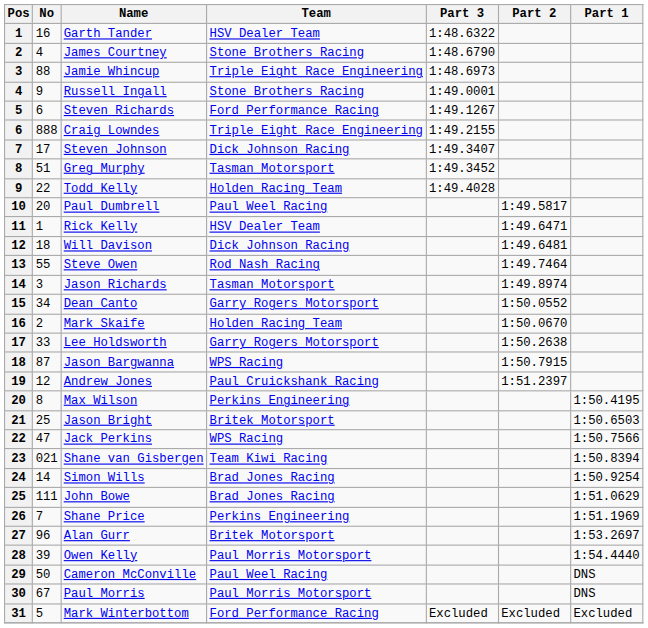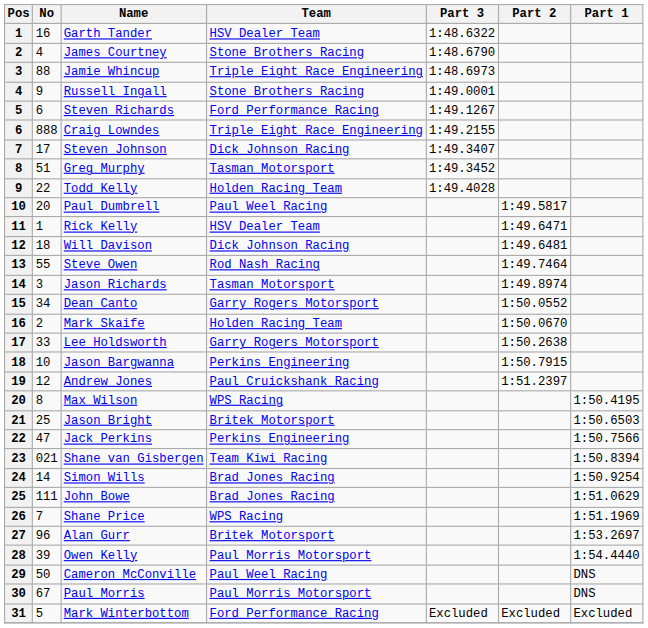(43, 362) 87 -> (43, 362) 10
(246, 362) WPS Racing -> (279, 362) Perkins Engineering
(279, 401) Perkins Engineering -> (246, 401) WPS Racing
(246, 439) WPS Racing -> (279, 439) Perkins Engineering
(279, 517) Perkins Engineering -> (246, 517) WPS Racing
